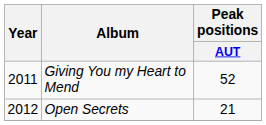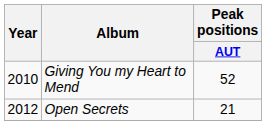(23, 80) 2011 -> (23, 80) 2010
